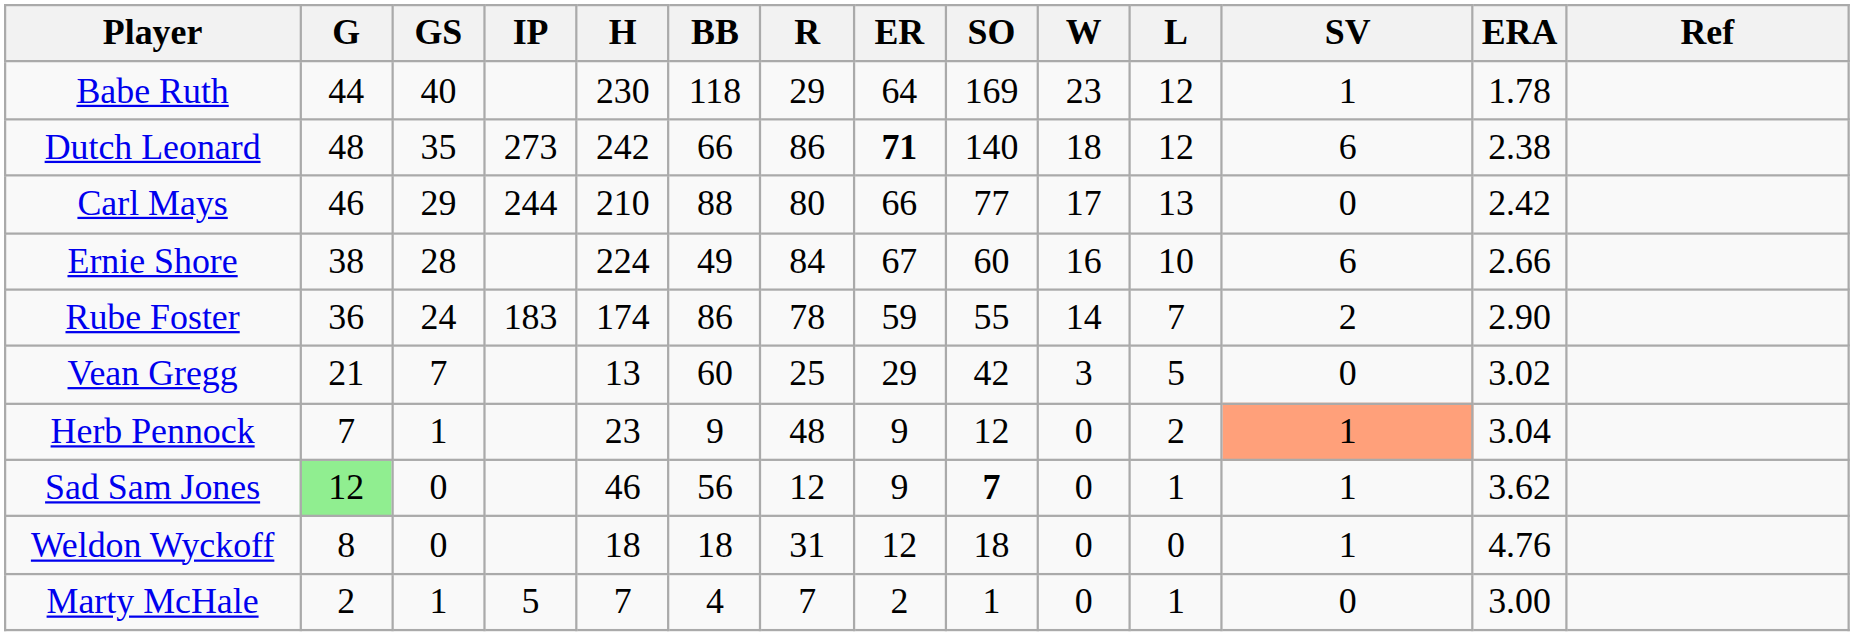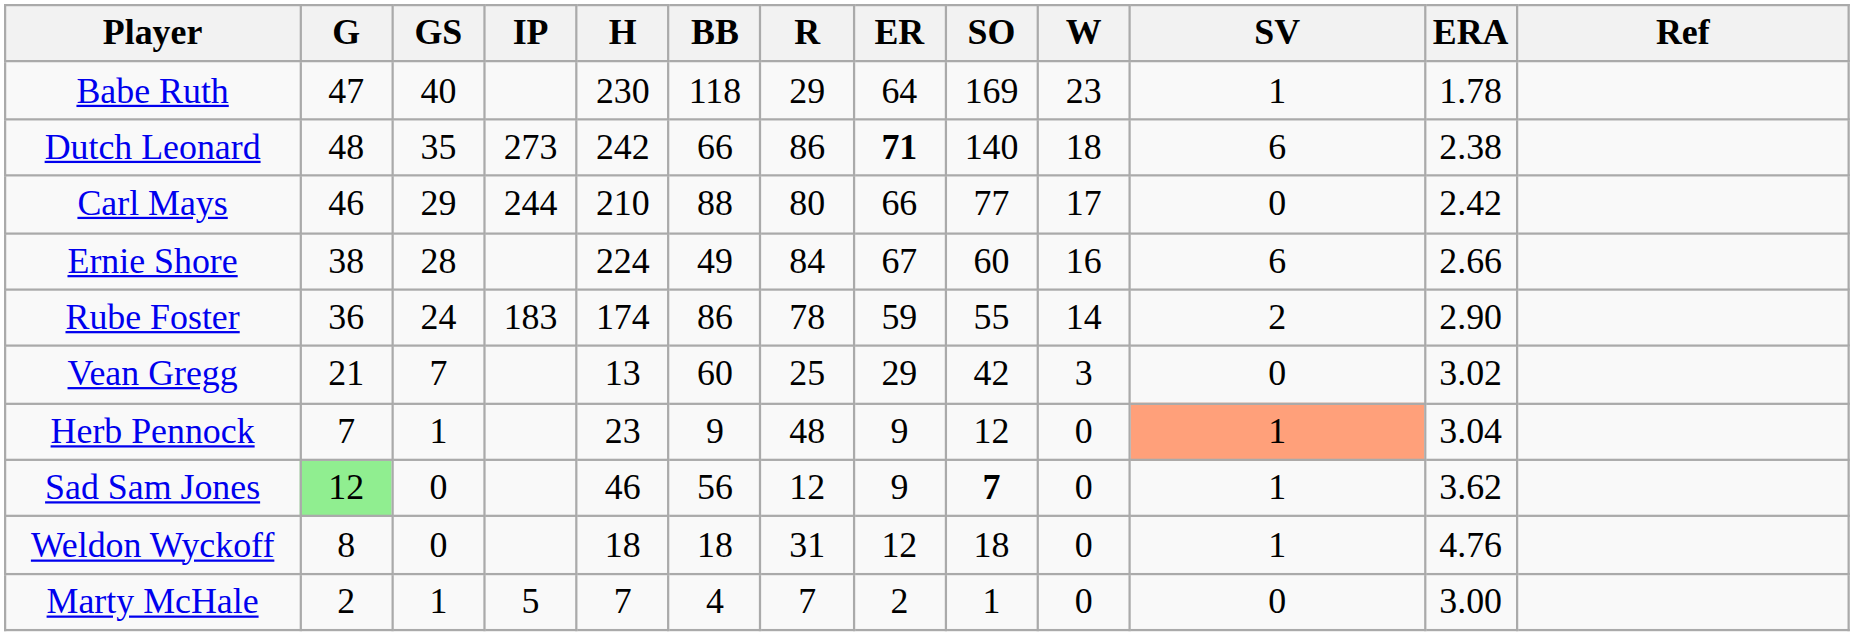- column: (1176, 32)
(346, 89) 44 -> (346, 89) 47
